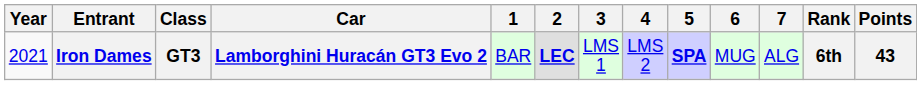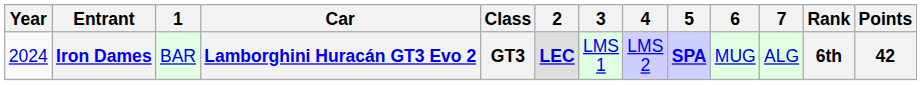columns swapped: (183, 18) <-> (513, 18)
(28, 55) 2021 -> (28, 55) 2024
(885, 55) 43 -> (885, 55) 42
